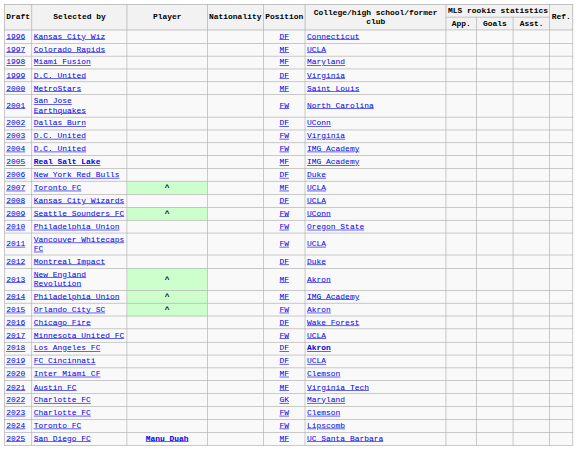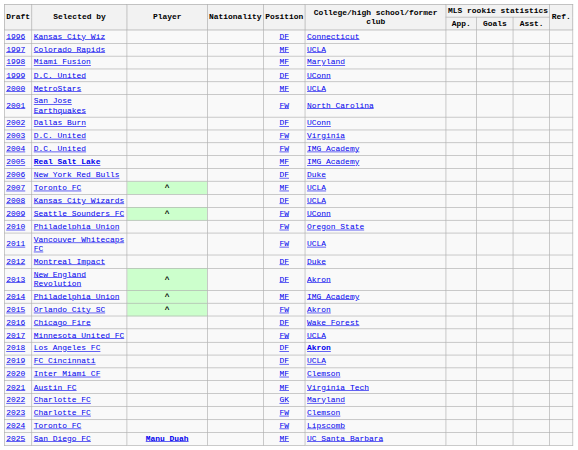(326, 75) Virginia -> (319, 75) UConn
(333, 88) Saint Louis -> (317, 88) UCLA
(284, 279) MF -> (284, 279) DF
